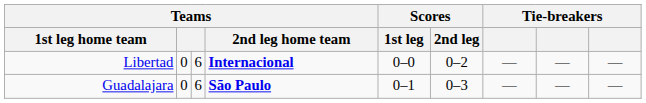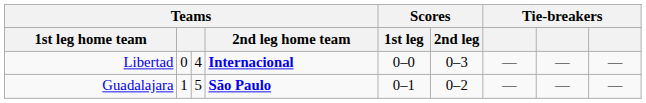(198, 62) 6 -> (198, 62) 4
(457, 62) 0–2 -> (457, 62) 0–3
(184, 86) 0 -> (184, 86) 1
(198, 86) 6 -> (198, 86) 5
(457, 86) 0–3 -> (457, 86) 0–2
